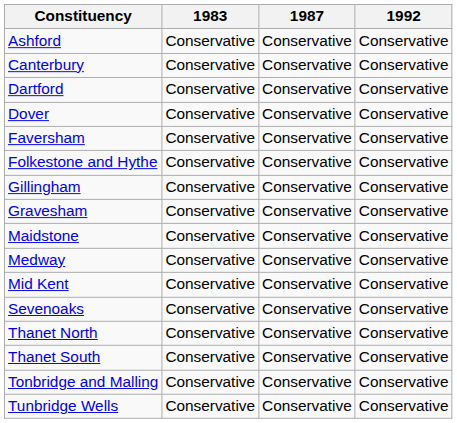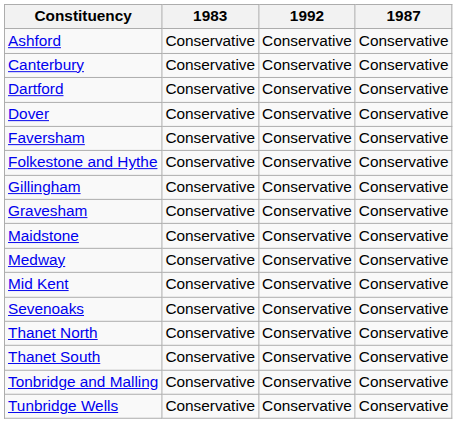columns swapped: (307, 16) <-> (404, 16)
